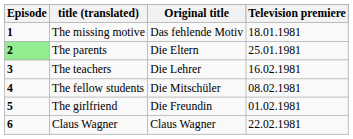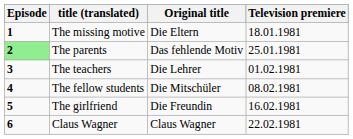(197, 32) Das fehlende Motiv -> (174, 32) Die Eltern
(174, 50) Die Eltern -> (197, 50) Das fehlende Motiv
(275, 69) 16.02.1981 -> (275, 69) 01.02.1981
(275, 106) 01.02.1981 -> (275, 106) 16.02.1981
